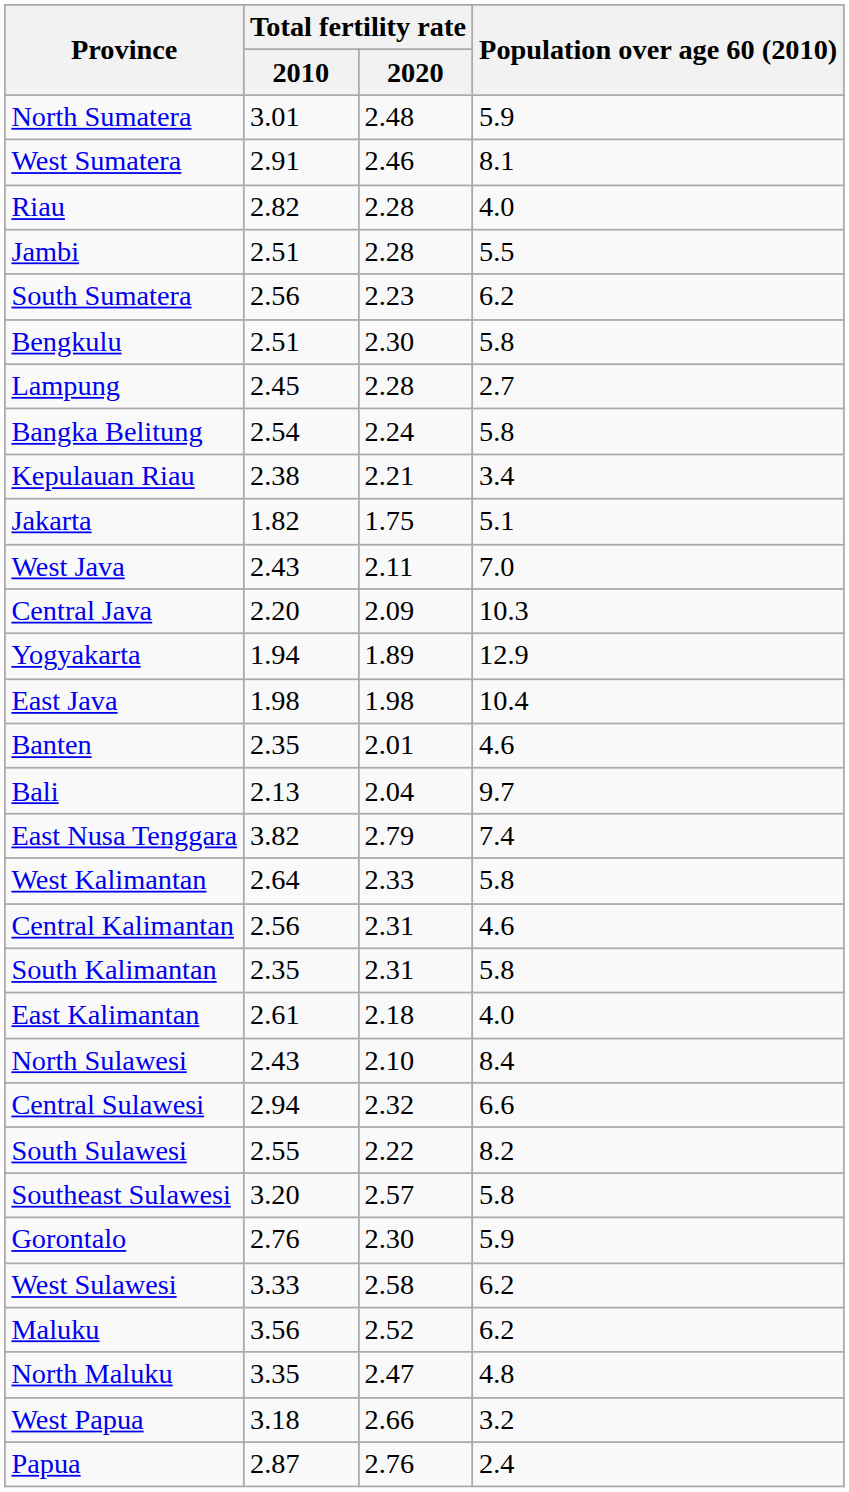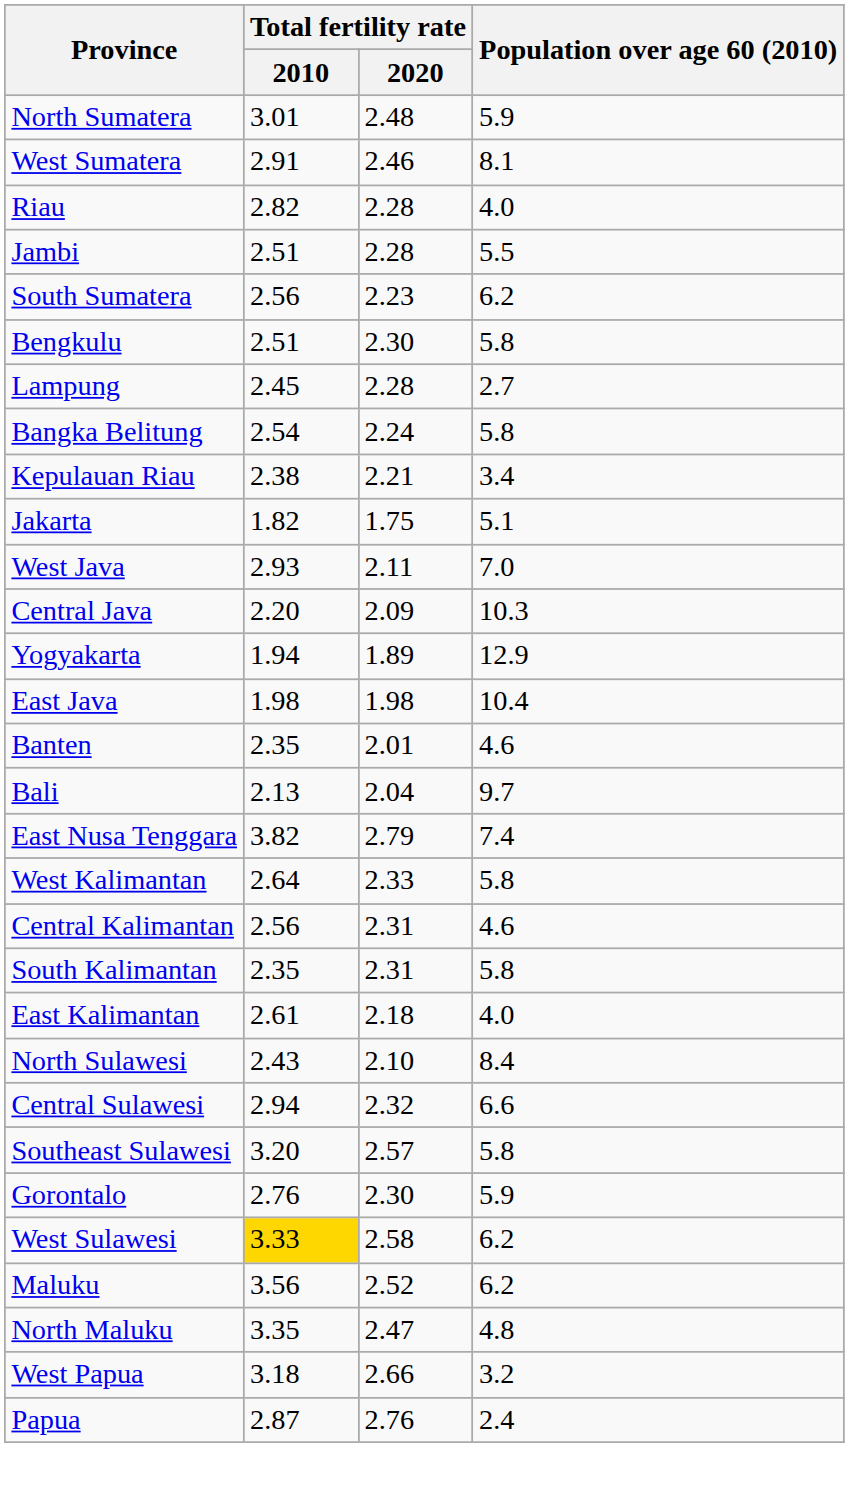(275, 565) 2.43 -> (275, 565) 2.93
- row: (99, 1149)
(275, 1284) no background -> (275, 1239) gold background
